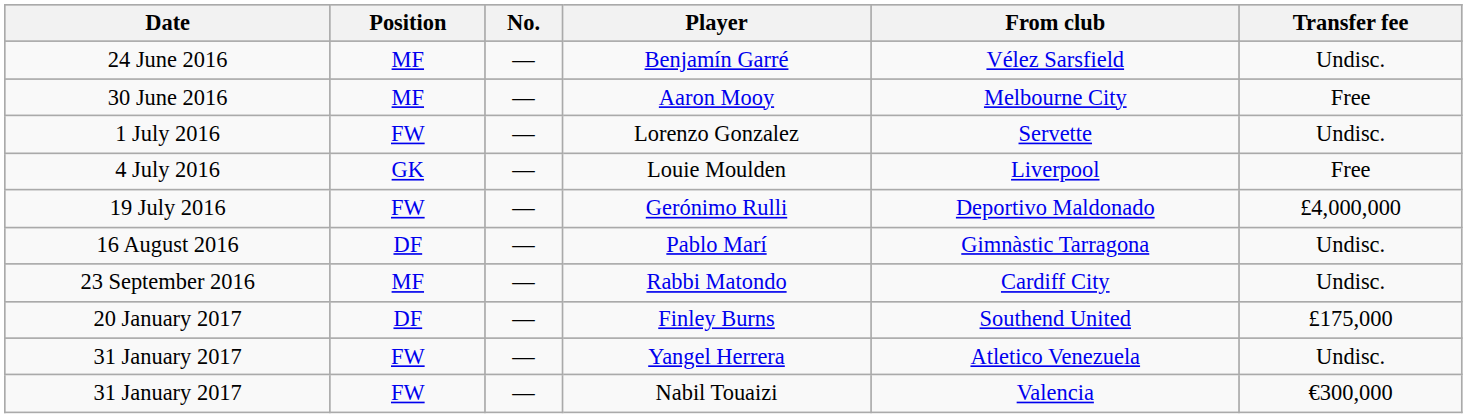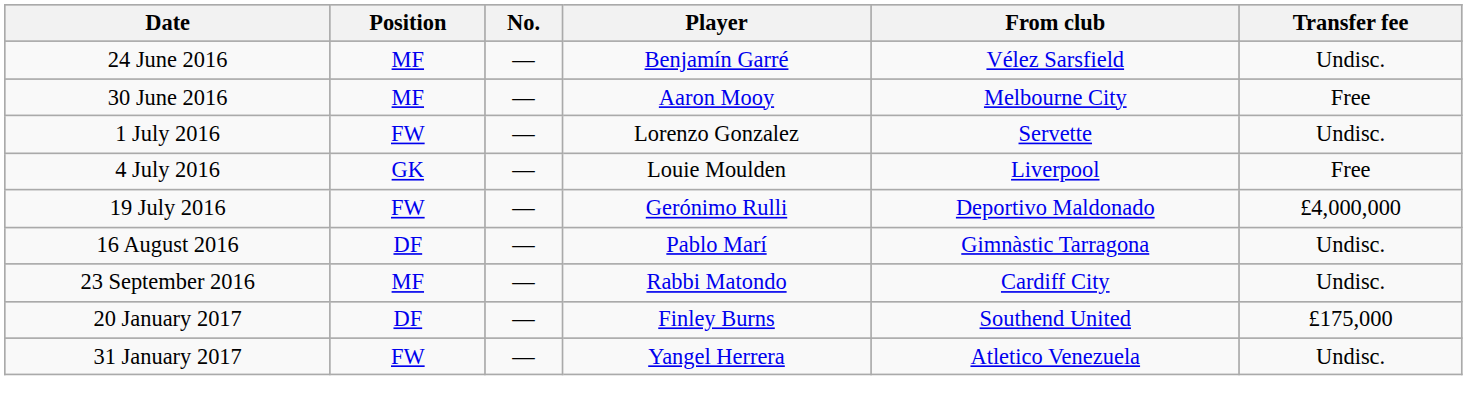- row: (717, 392)
